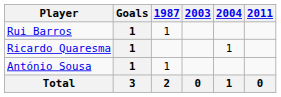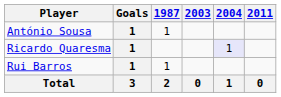rows swapped: (39, 31) <-> (49, 66)
(229, 48) no background -> (229, 48) lavender background
